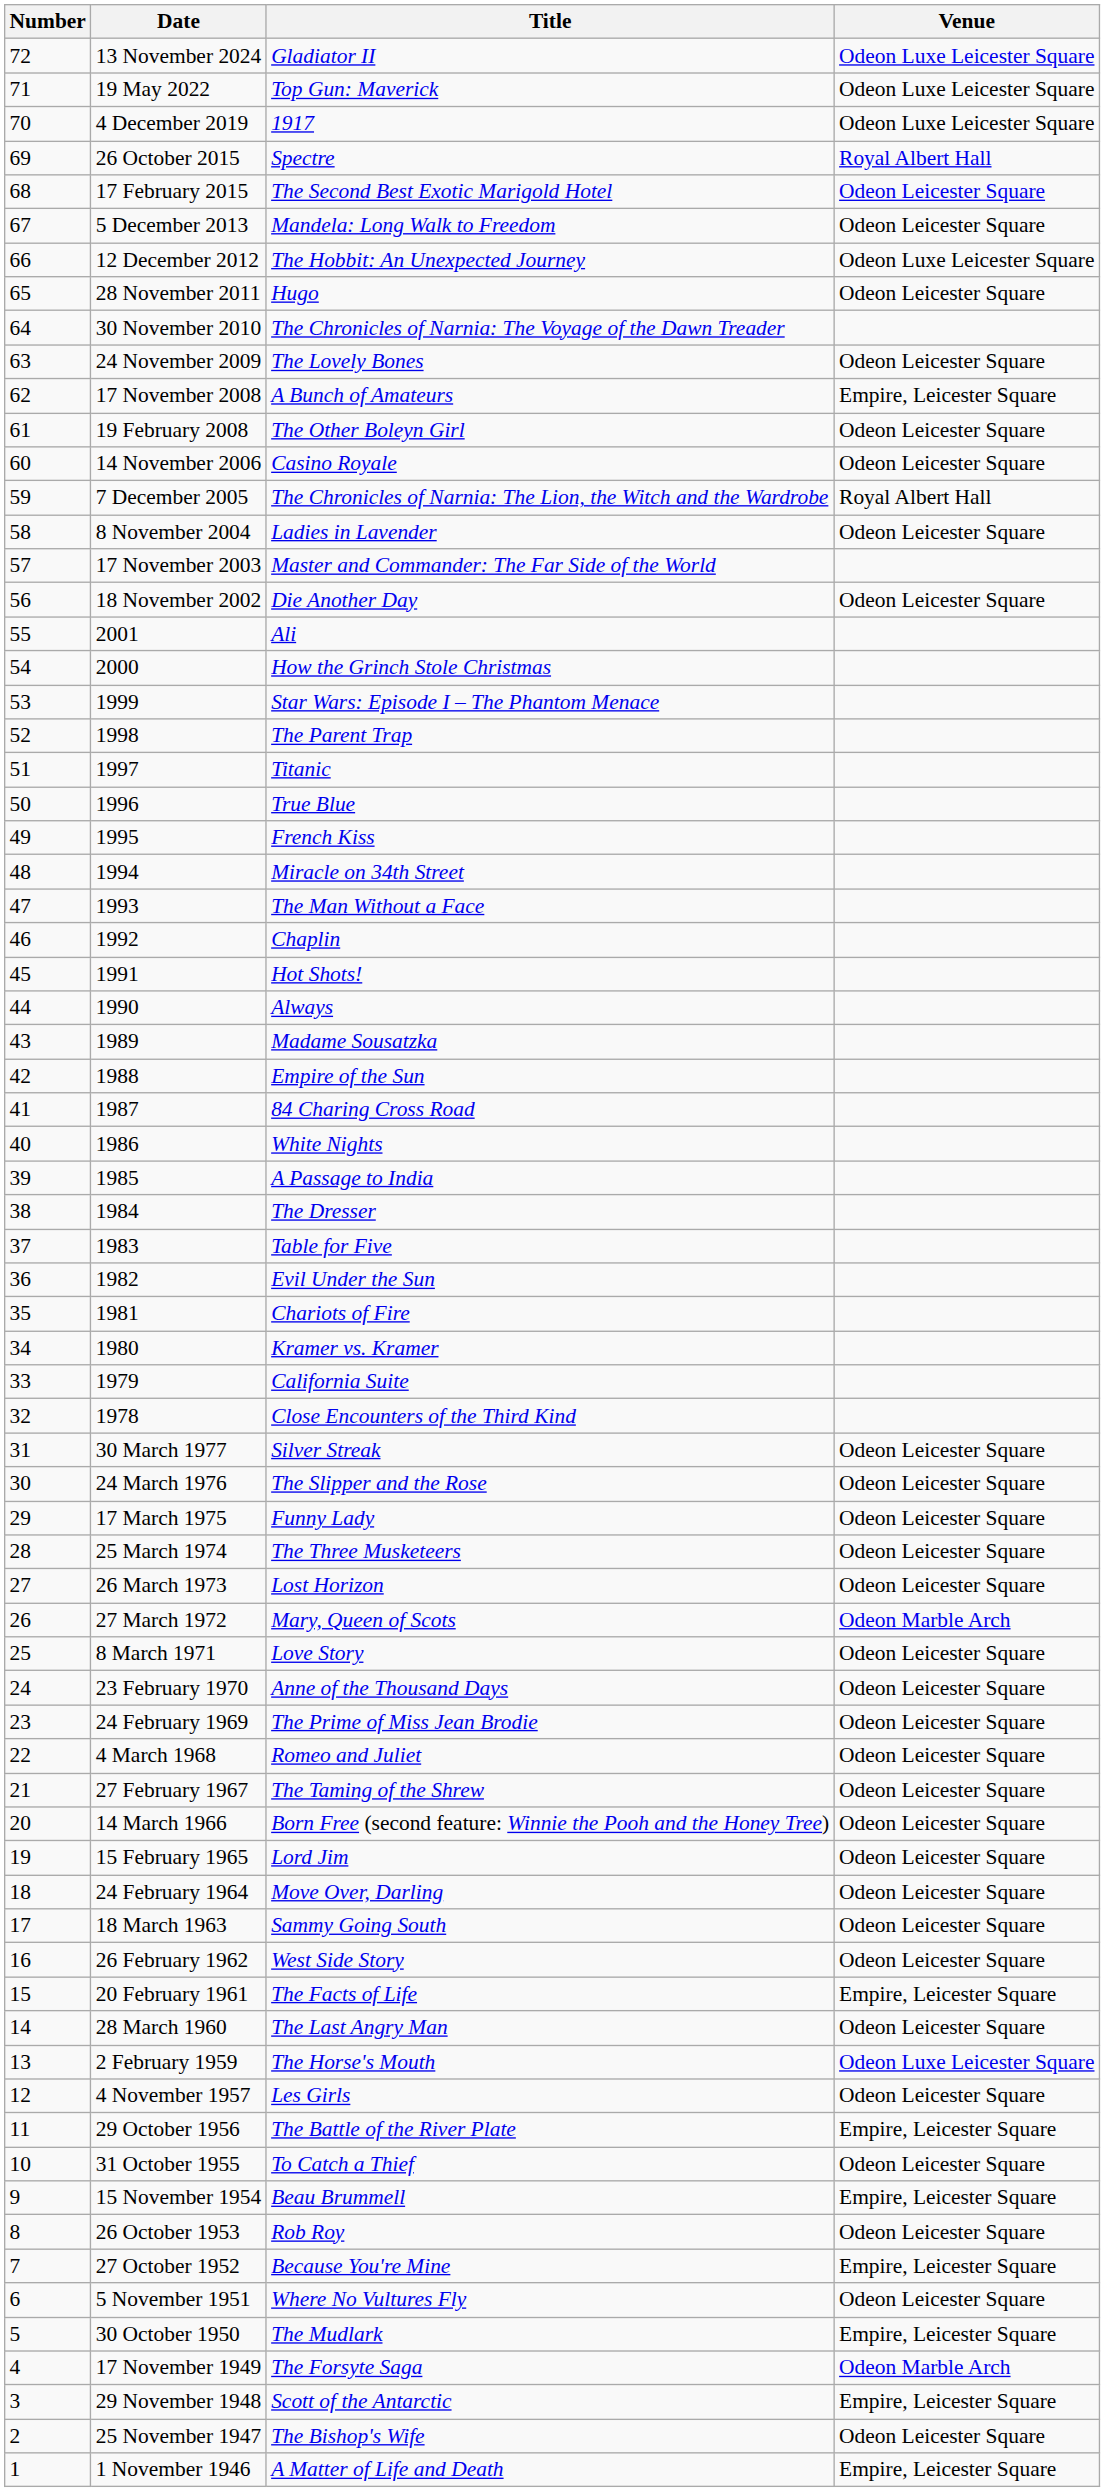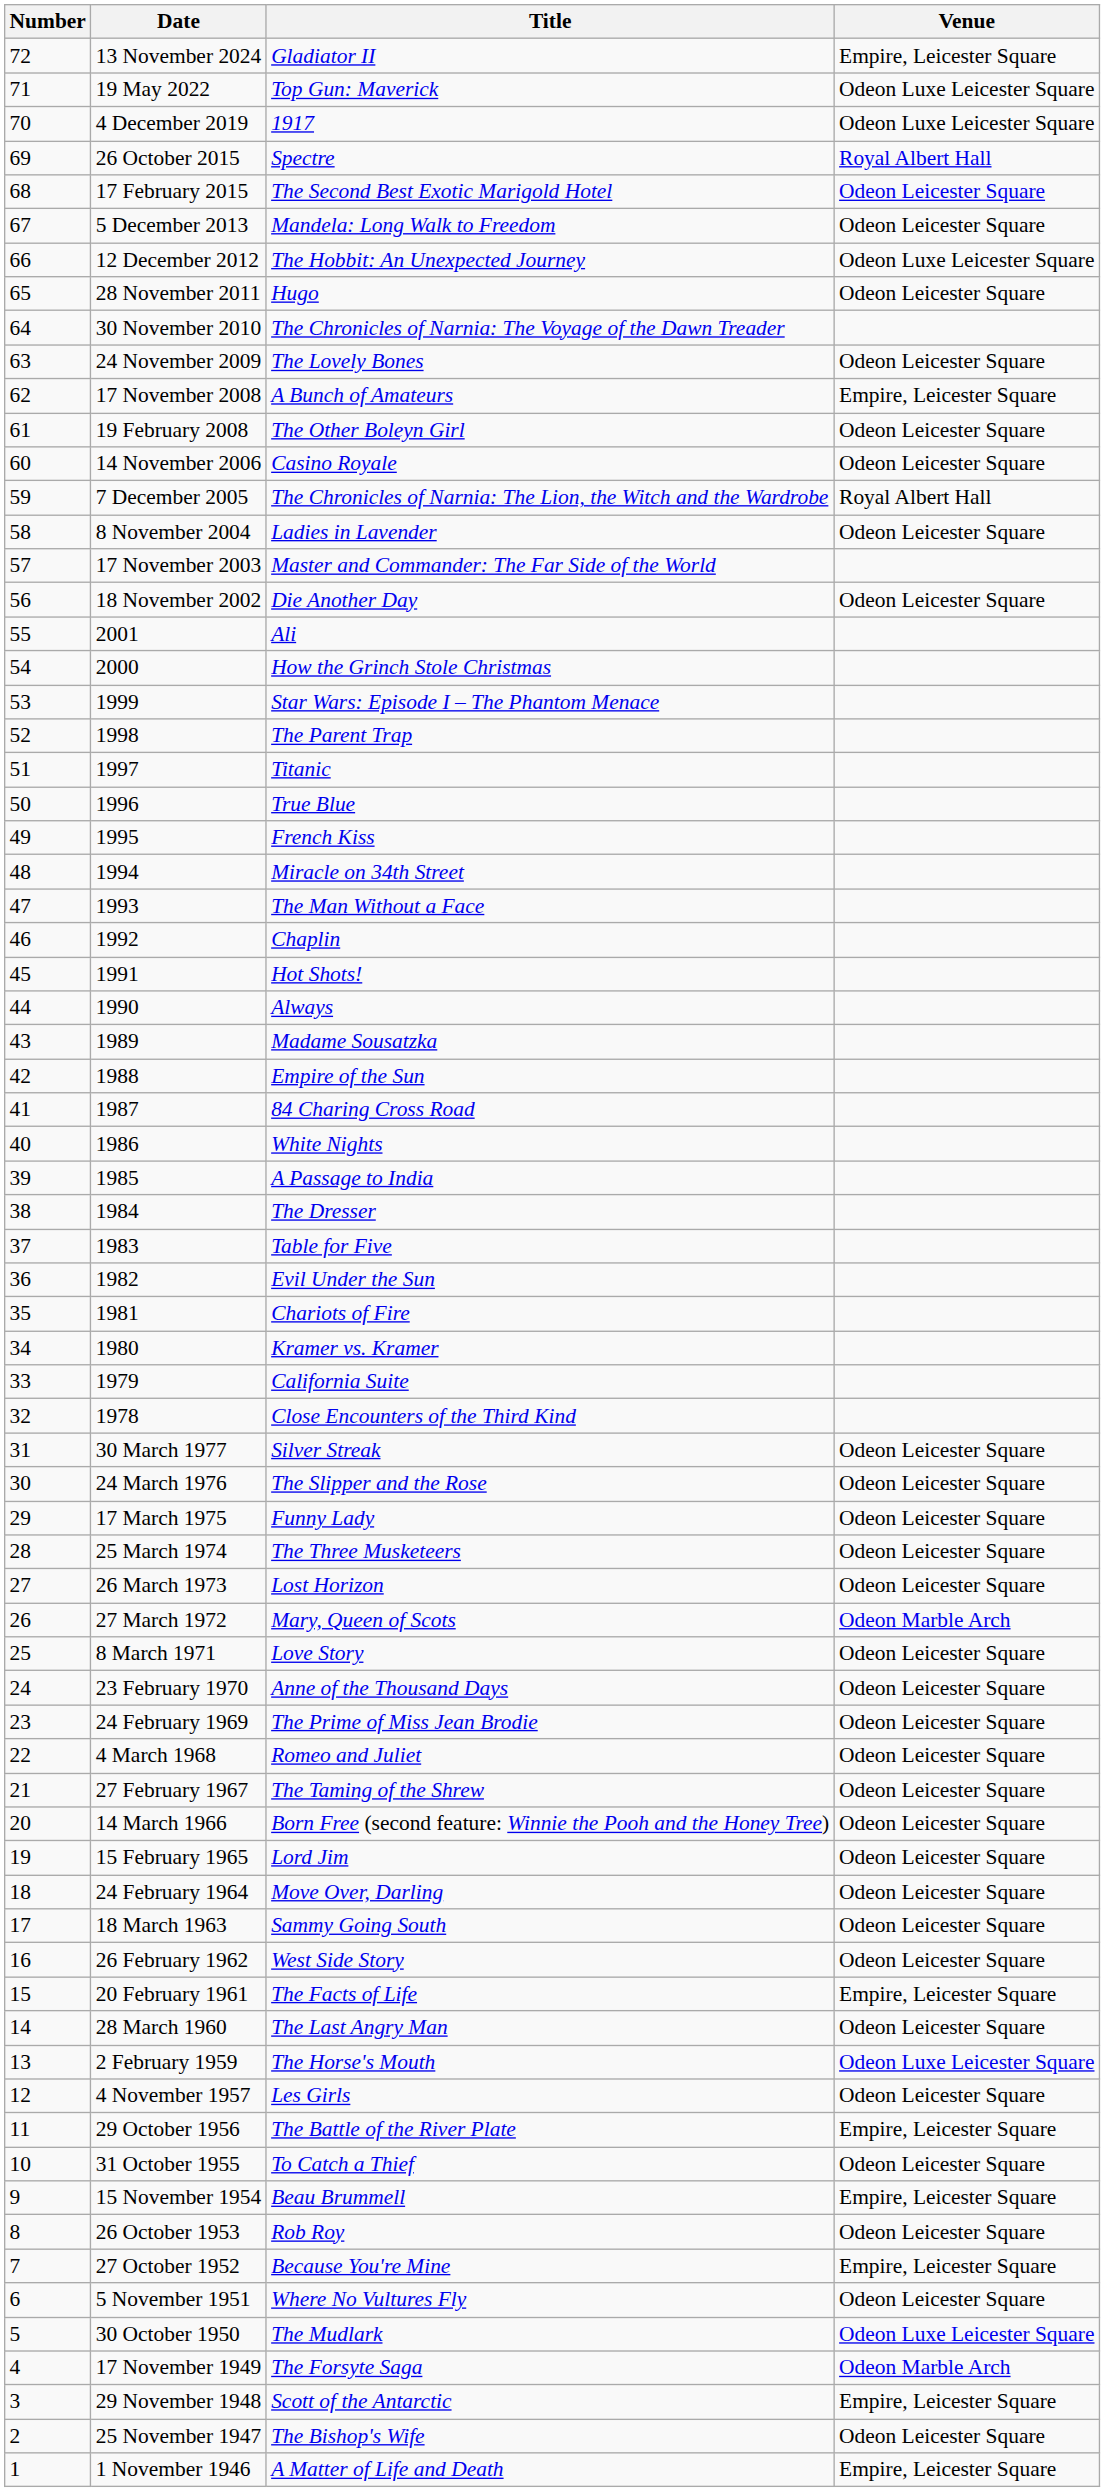(967, 55) Odeon Luxe Leicester Square -> (948, 55) Empire, Leicester Square
(948, 2333) Empire, Leicester Square -> (967, 2333) Odeon Luxe Leicester Square
